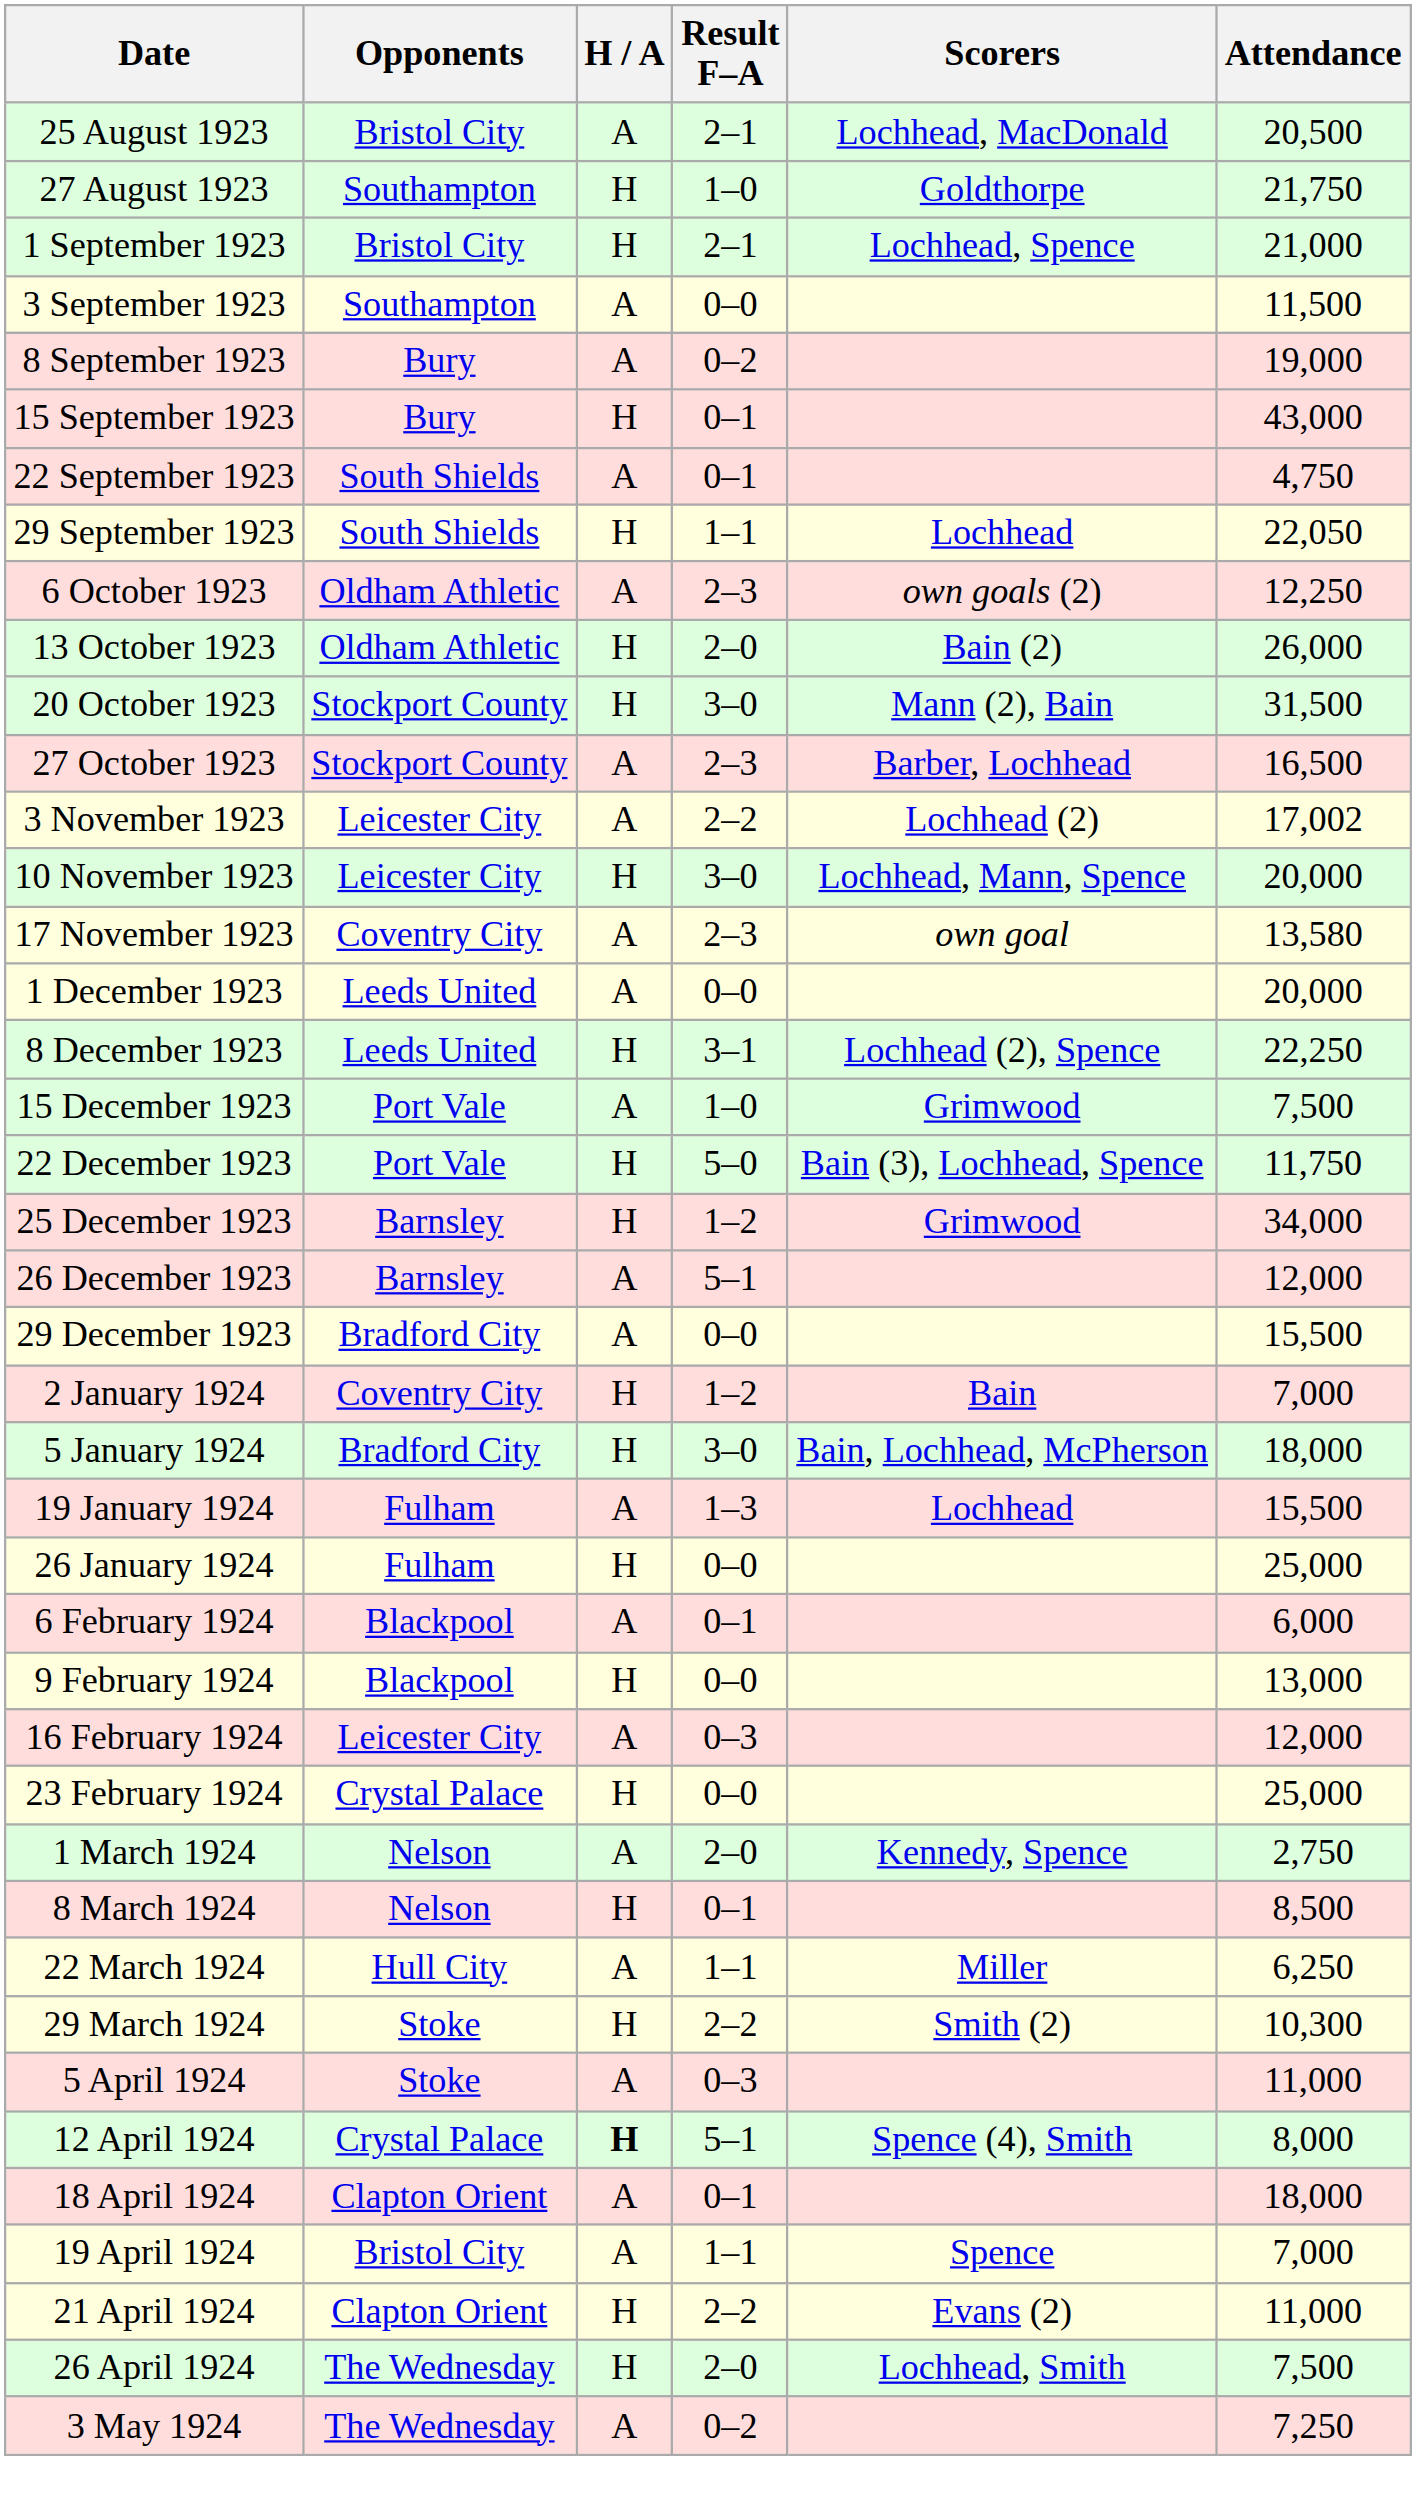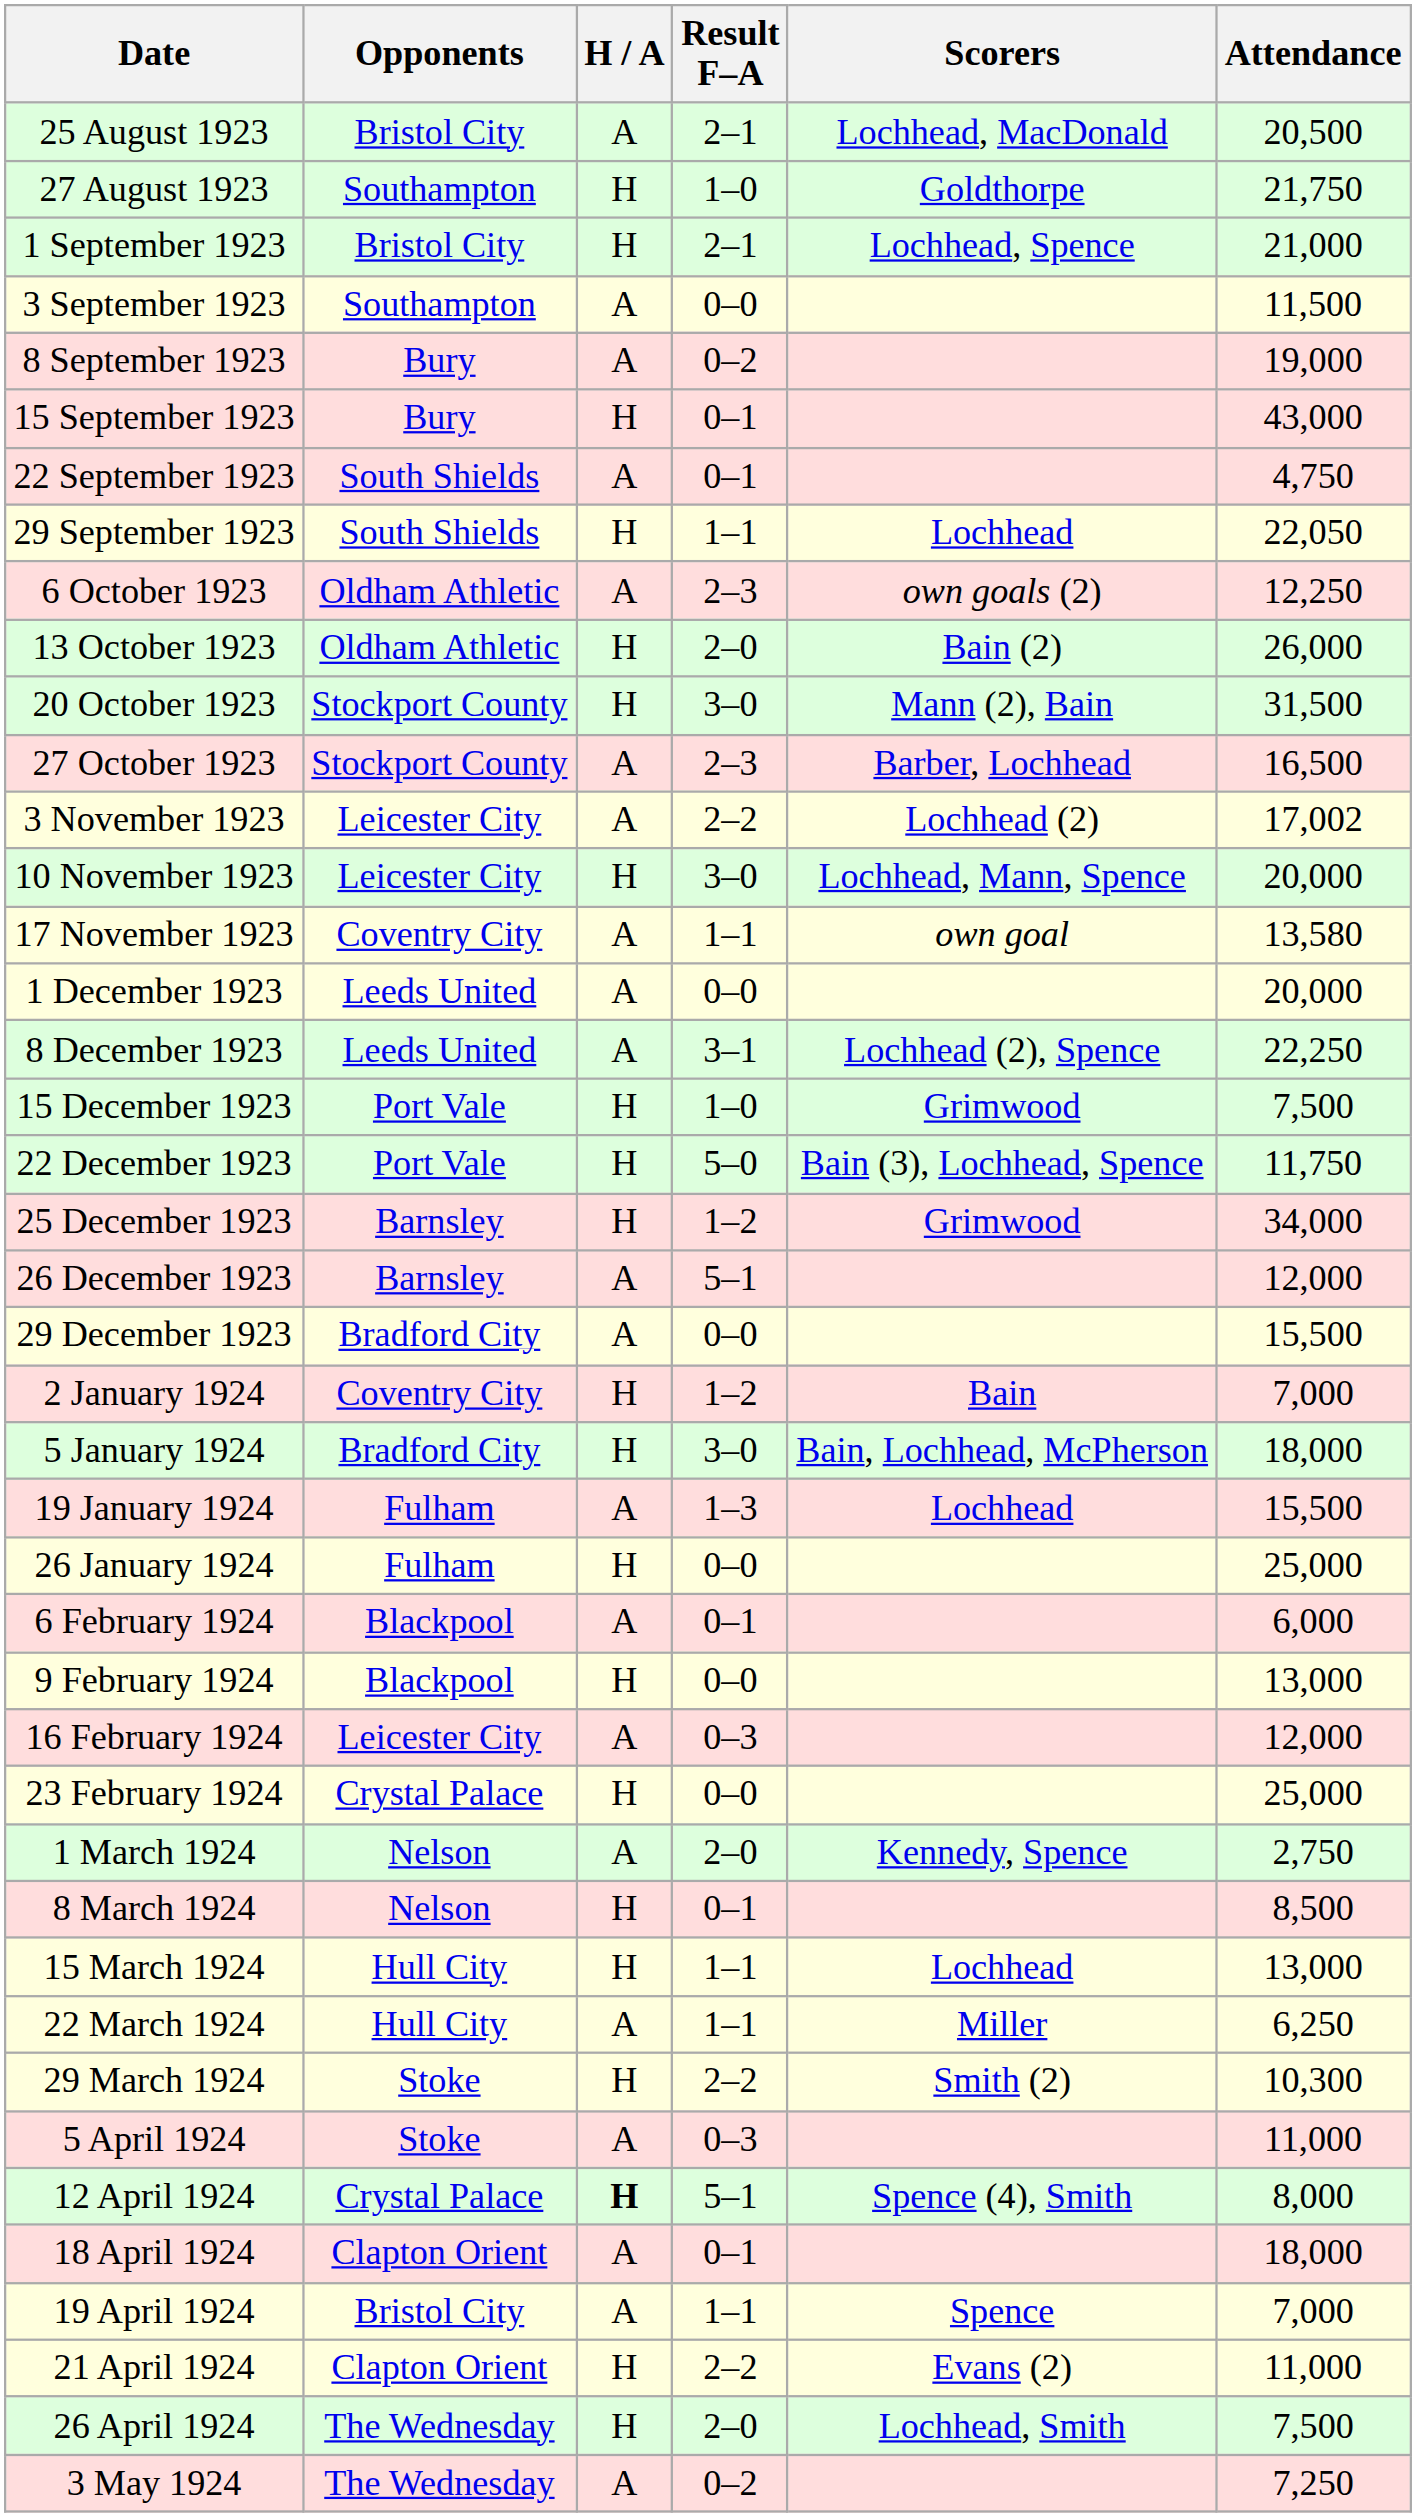(730, 934) 2–3 -> (730, 934) 1–1
(624, 1048) H -> (624, 1048) A
(624, 1106) A -> (624, 1106) H
+ row: (154, 1966)
